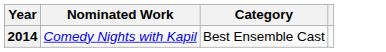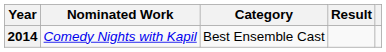+ column: (351, 15)
